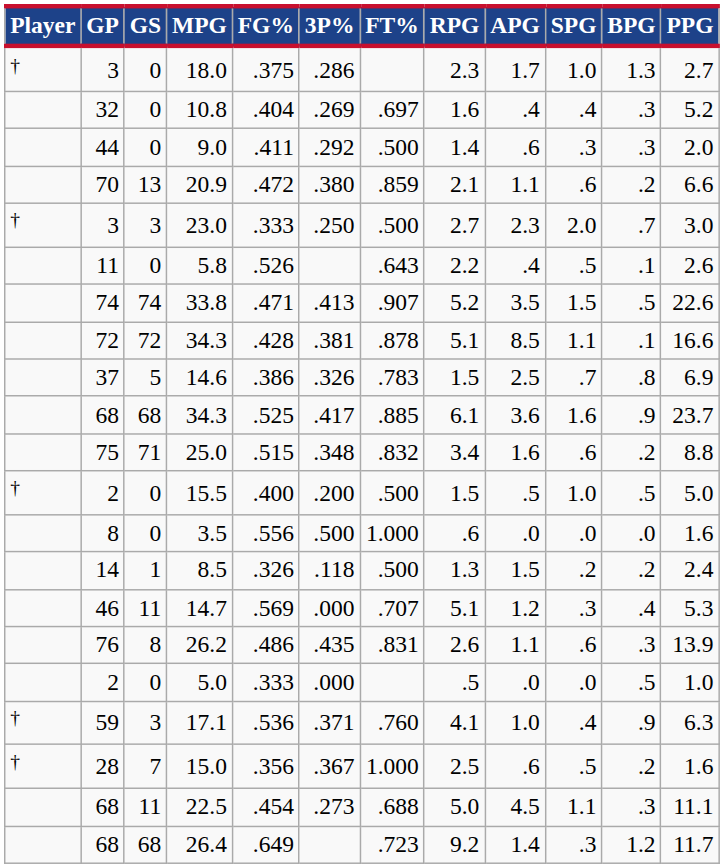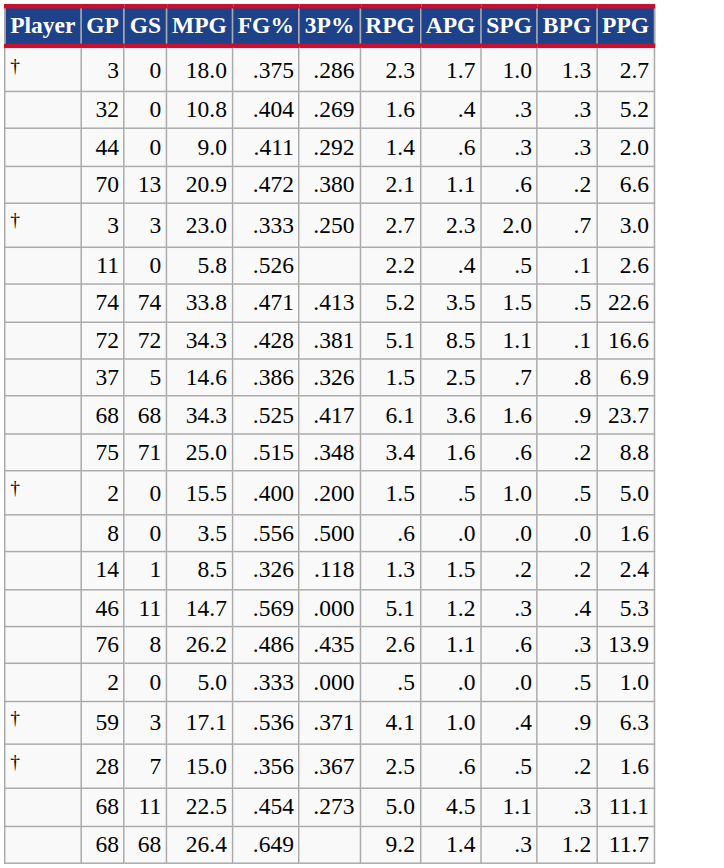- column: (392, 26)
(588, 109) .4 -> (523, 109) .3
